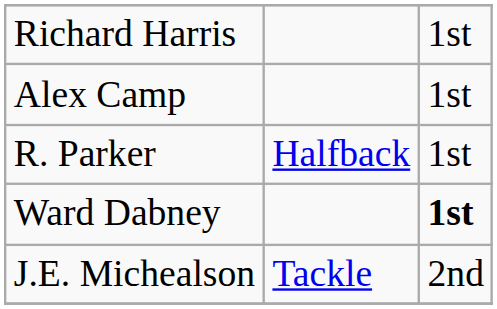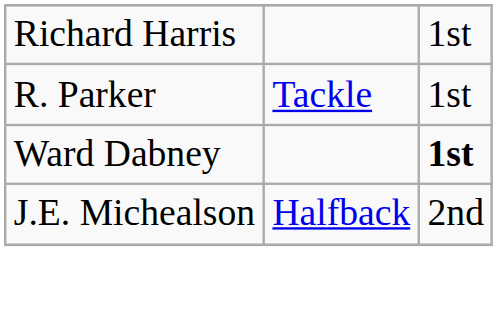- row: (100, 93)
(341, 153) Halfback -> (322, 93) Tackle
(322, 272) Tackle -> (341, 213) Halfback
